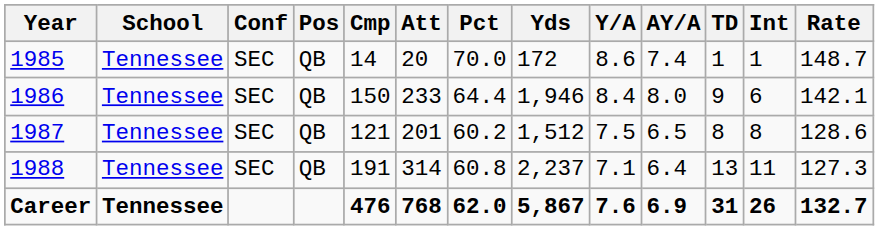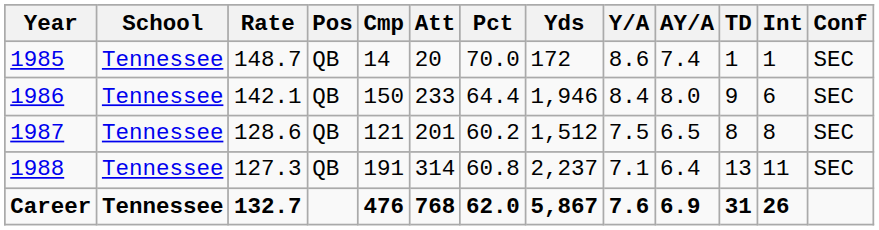columns swapped: (261, 23) <-> (834, 23)
